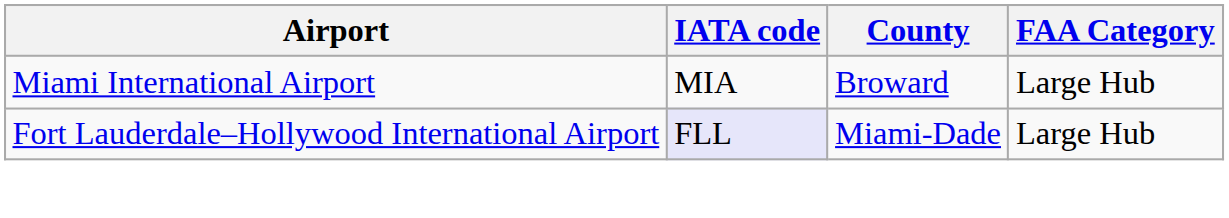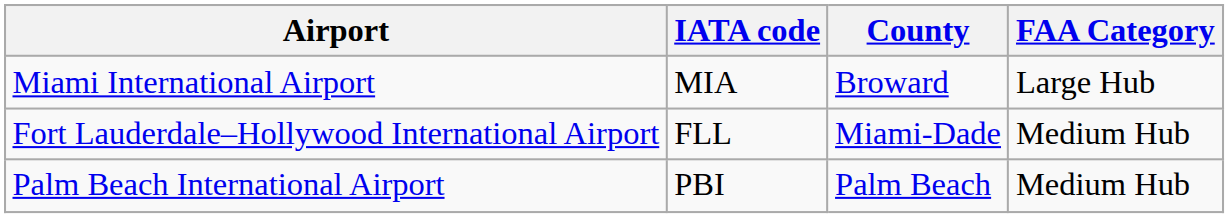(703, 133) lavender background -> (703, 133) no background
(1086, 133) Large Hub -> (1103, 133) Medium Hub
+ row: (229, 184)
